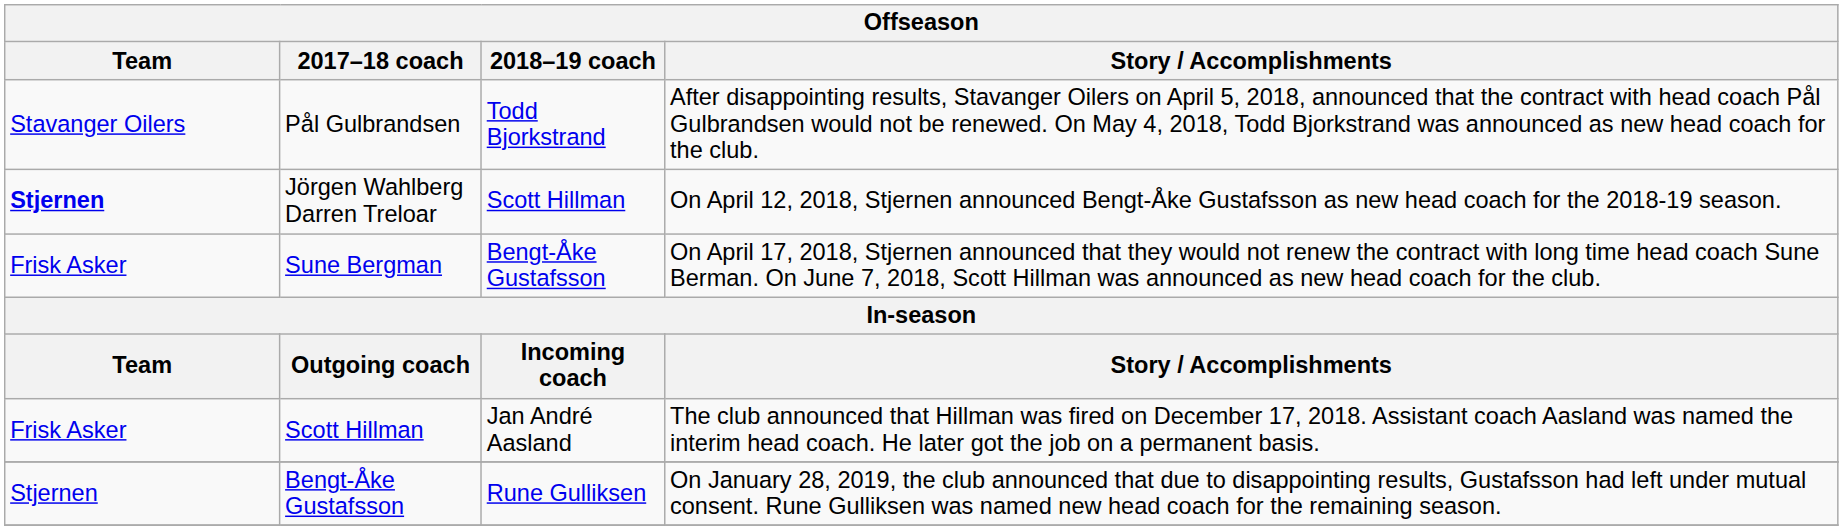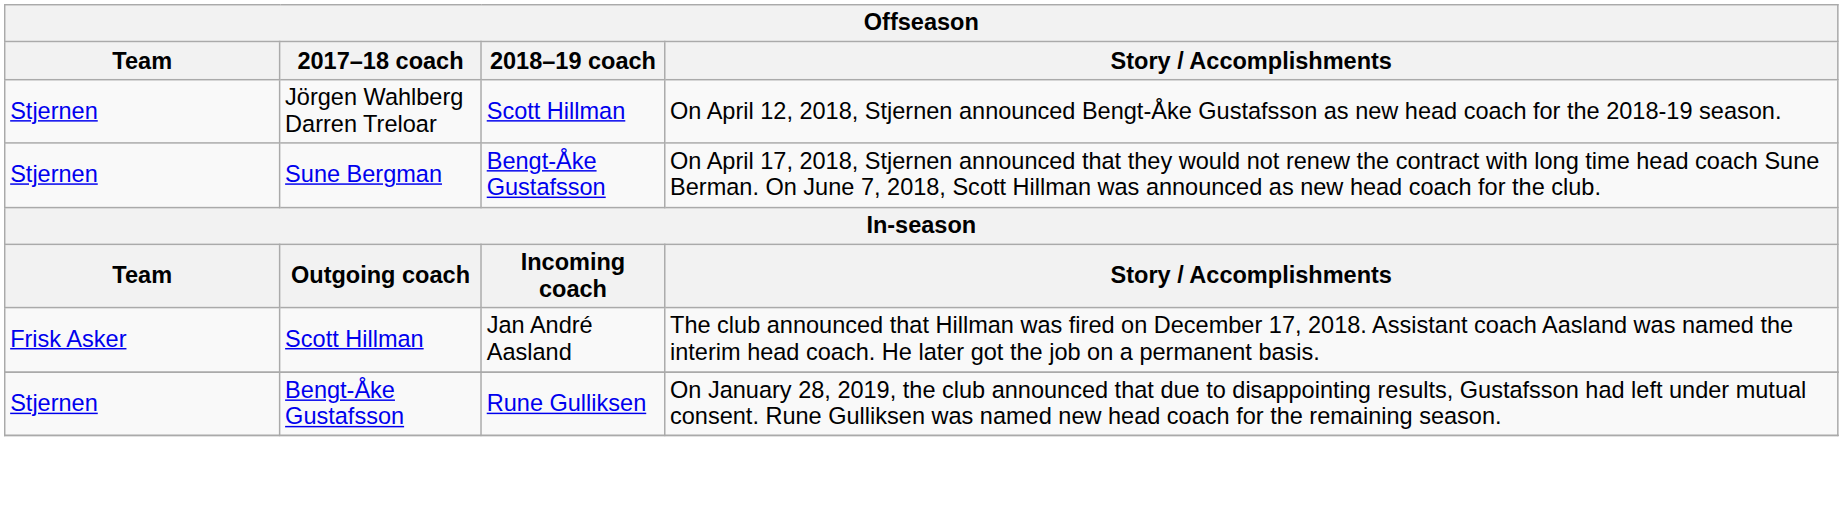- row: (373, 124)
(57, 201) bold -> (54, 110) normal
(68, 264) Frisk Asker -> (54, 174) Stjernen
